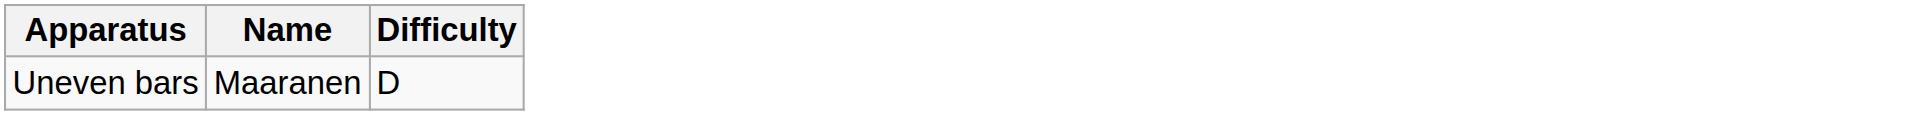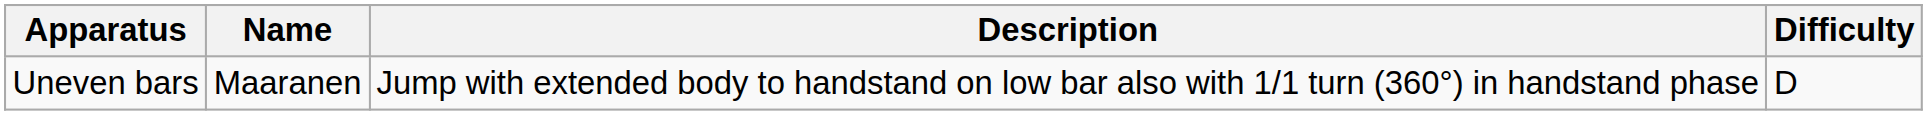+ column: (1068, 30)
